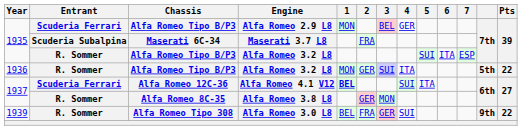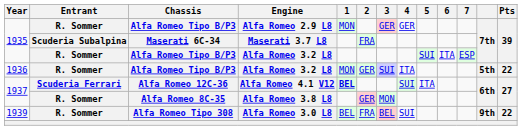(79, 26) Scuderia Ferrari -> (79, 26) R. Sommer
(387, 26) BEL -> (387, 26) GER
(387, 113) GER -> (387, 113) BEL
